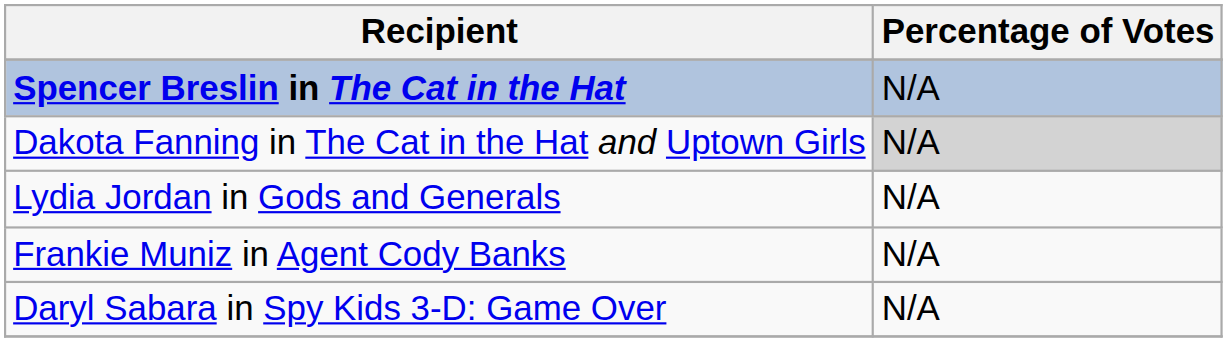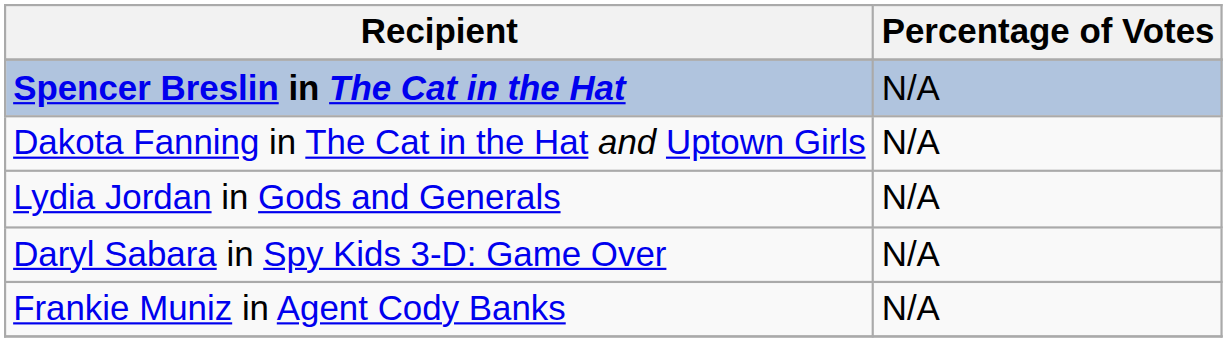(911, 142) lightgrey background -> (911, 142) no background
rows swapped: (289, 253) <-> (340, 308)
